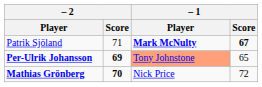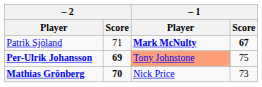(244, 58) 65 -> (244, 58) 75
(244, 74) 72 -> (244, 74) 73
